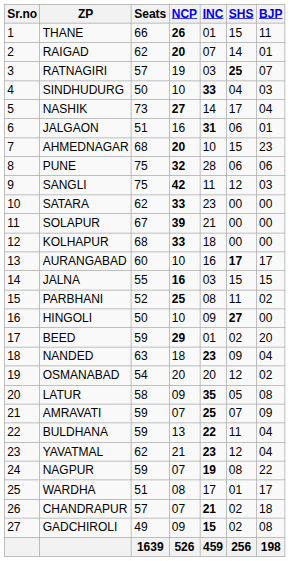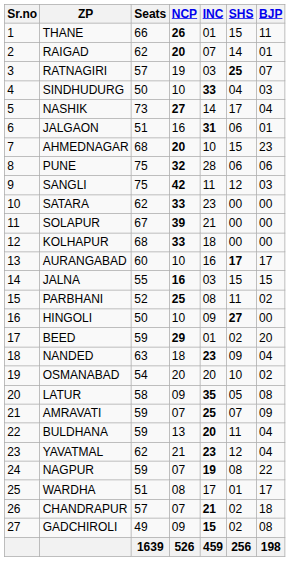(236, 375) 12 -> (236, 375) 10
(209, 432) 22 -> (209, 432) 20
